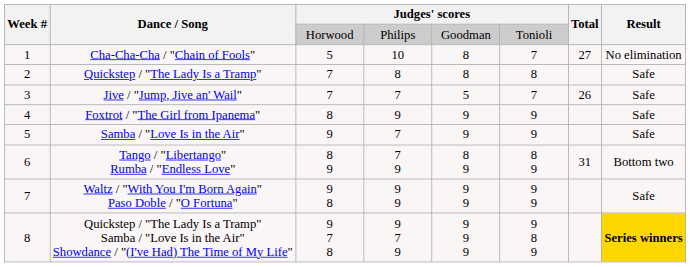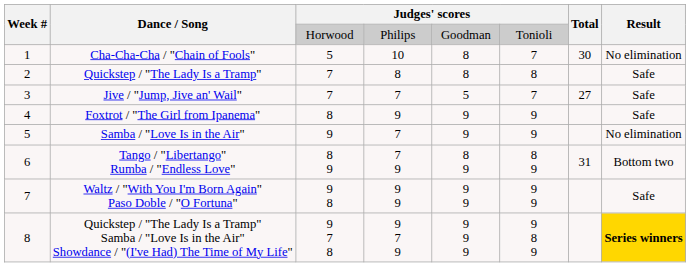(585, 54) 27 -> (585, 54) 30
(585, 94) 26 -> (585, 94) 27
(644, 134) Safe -> (644, 134) No elimination
